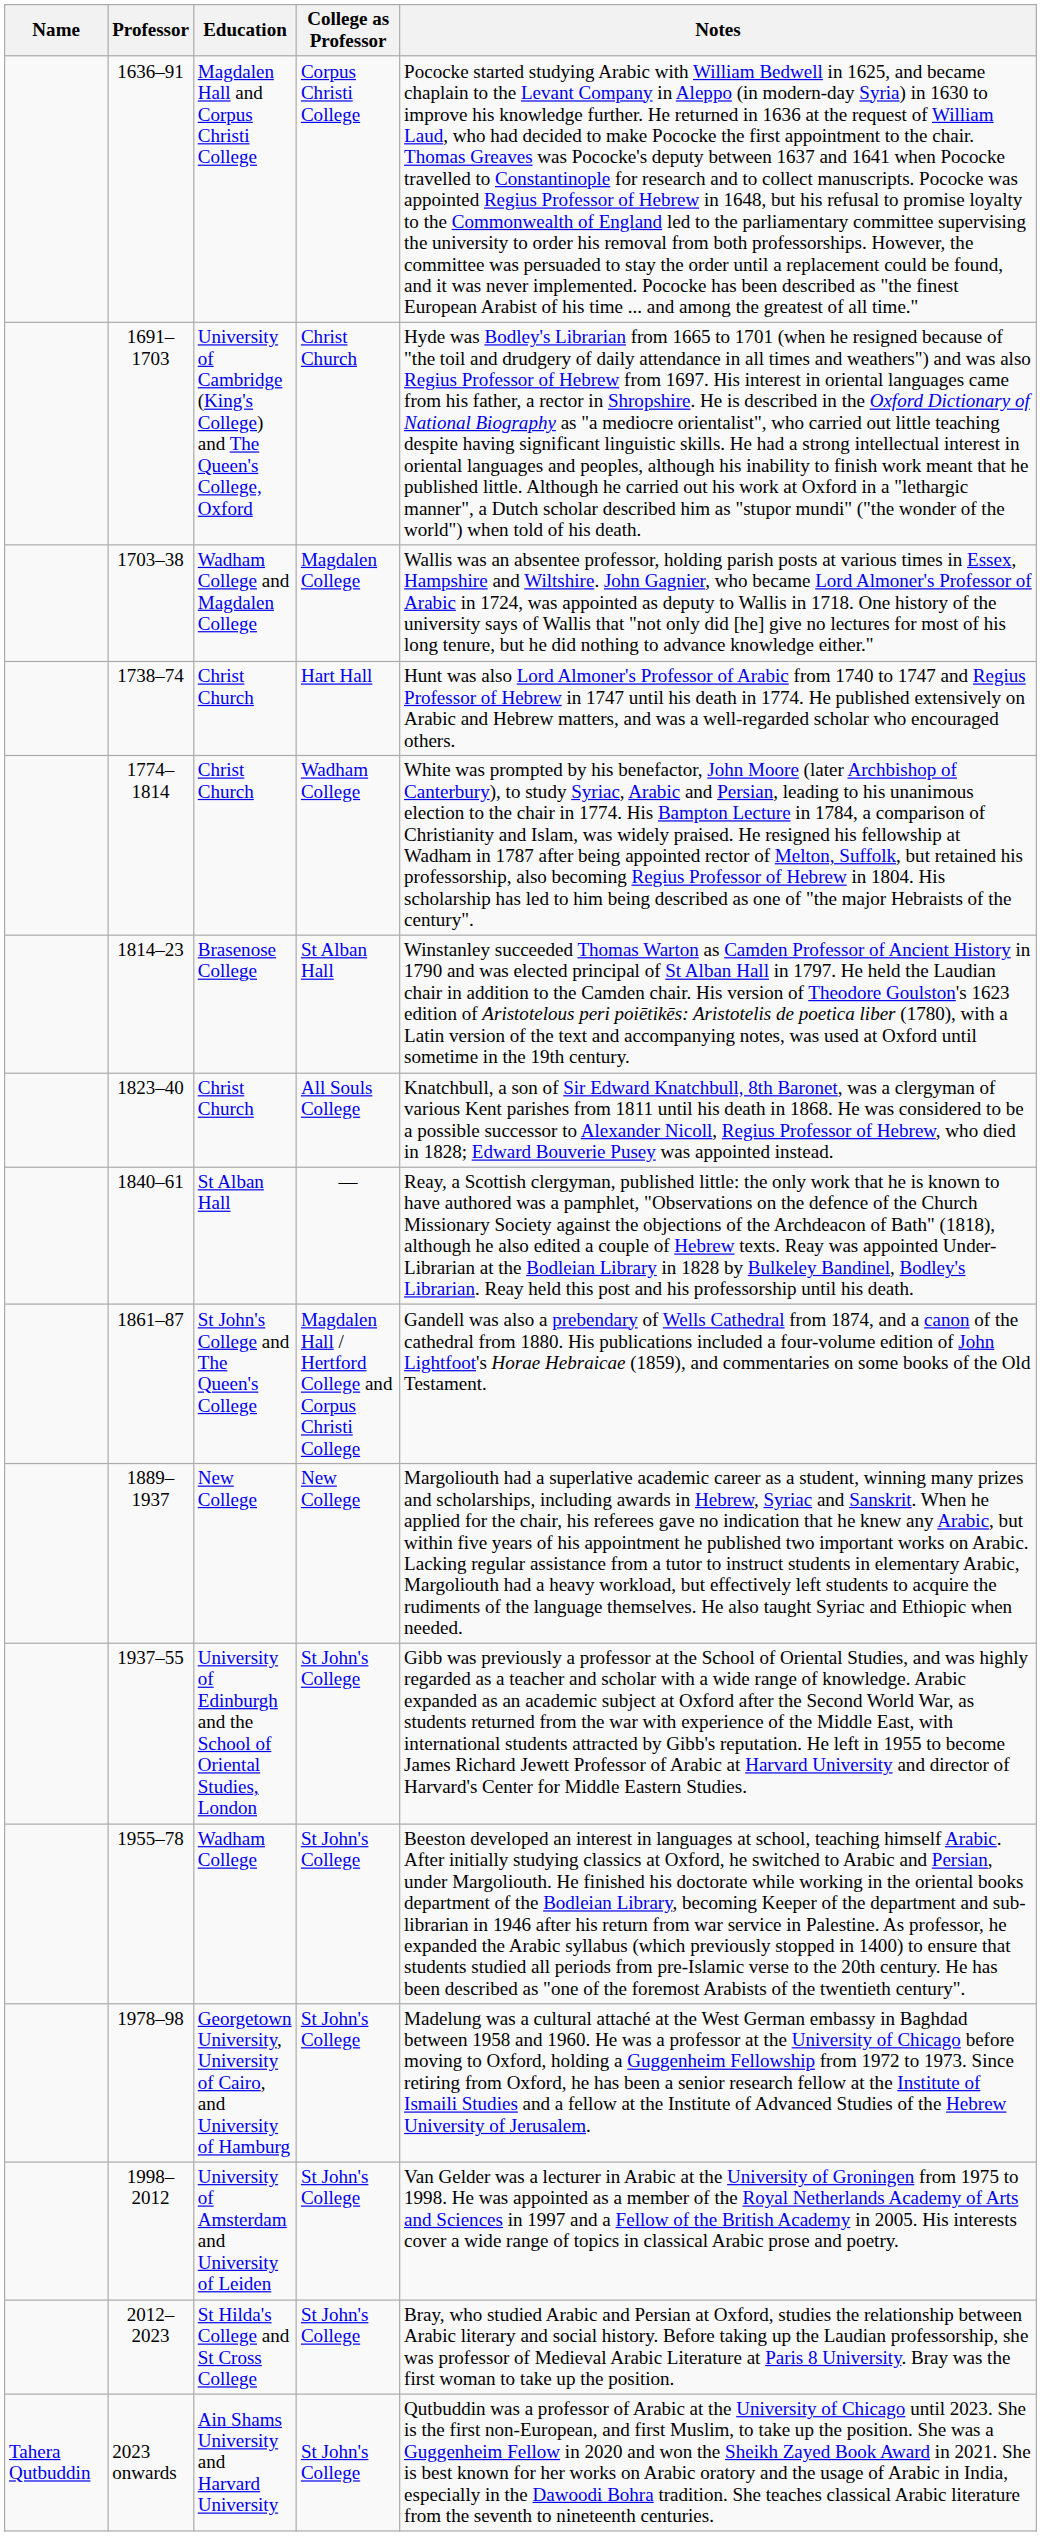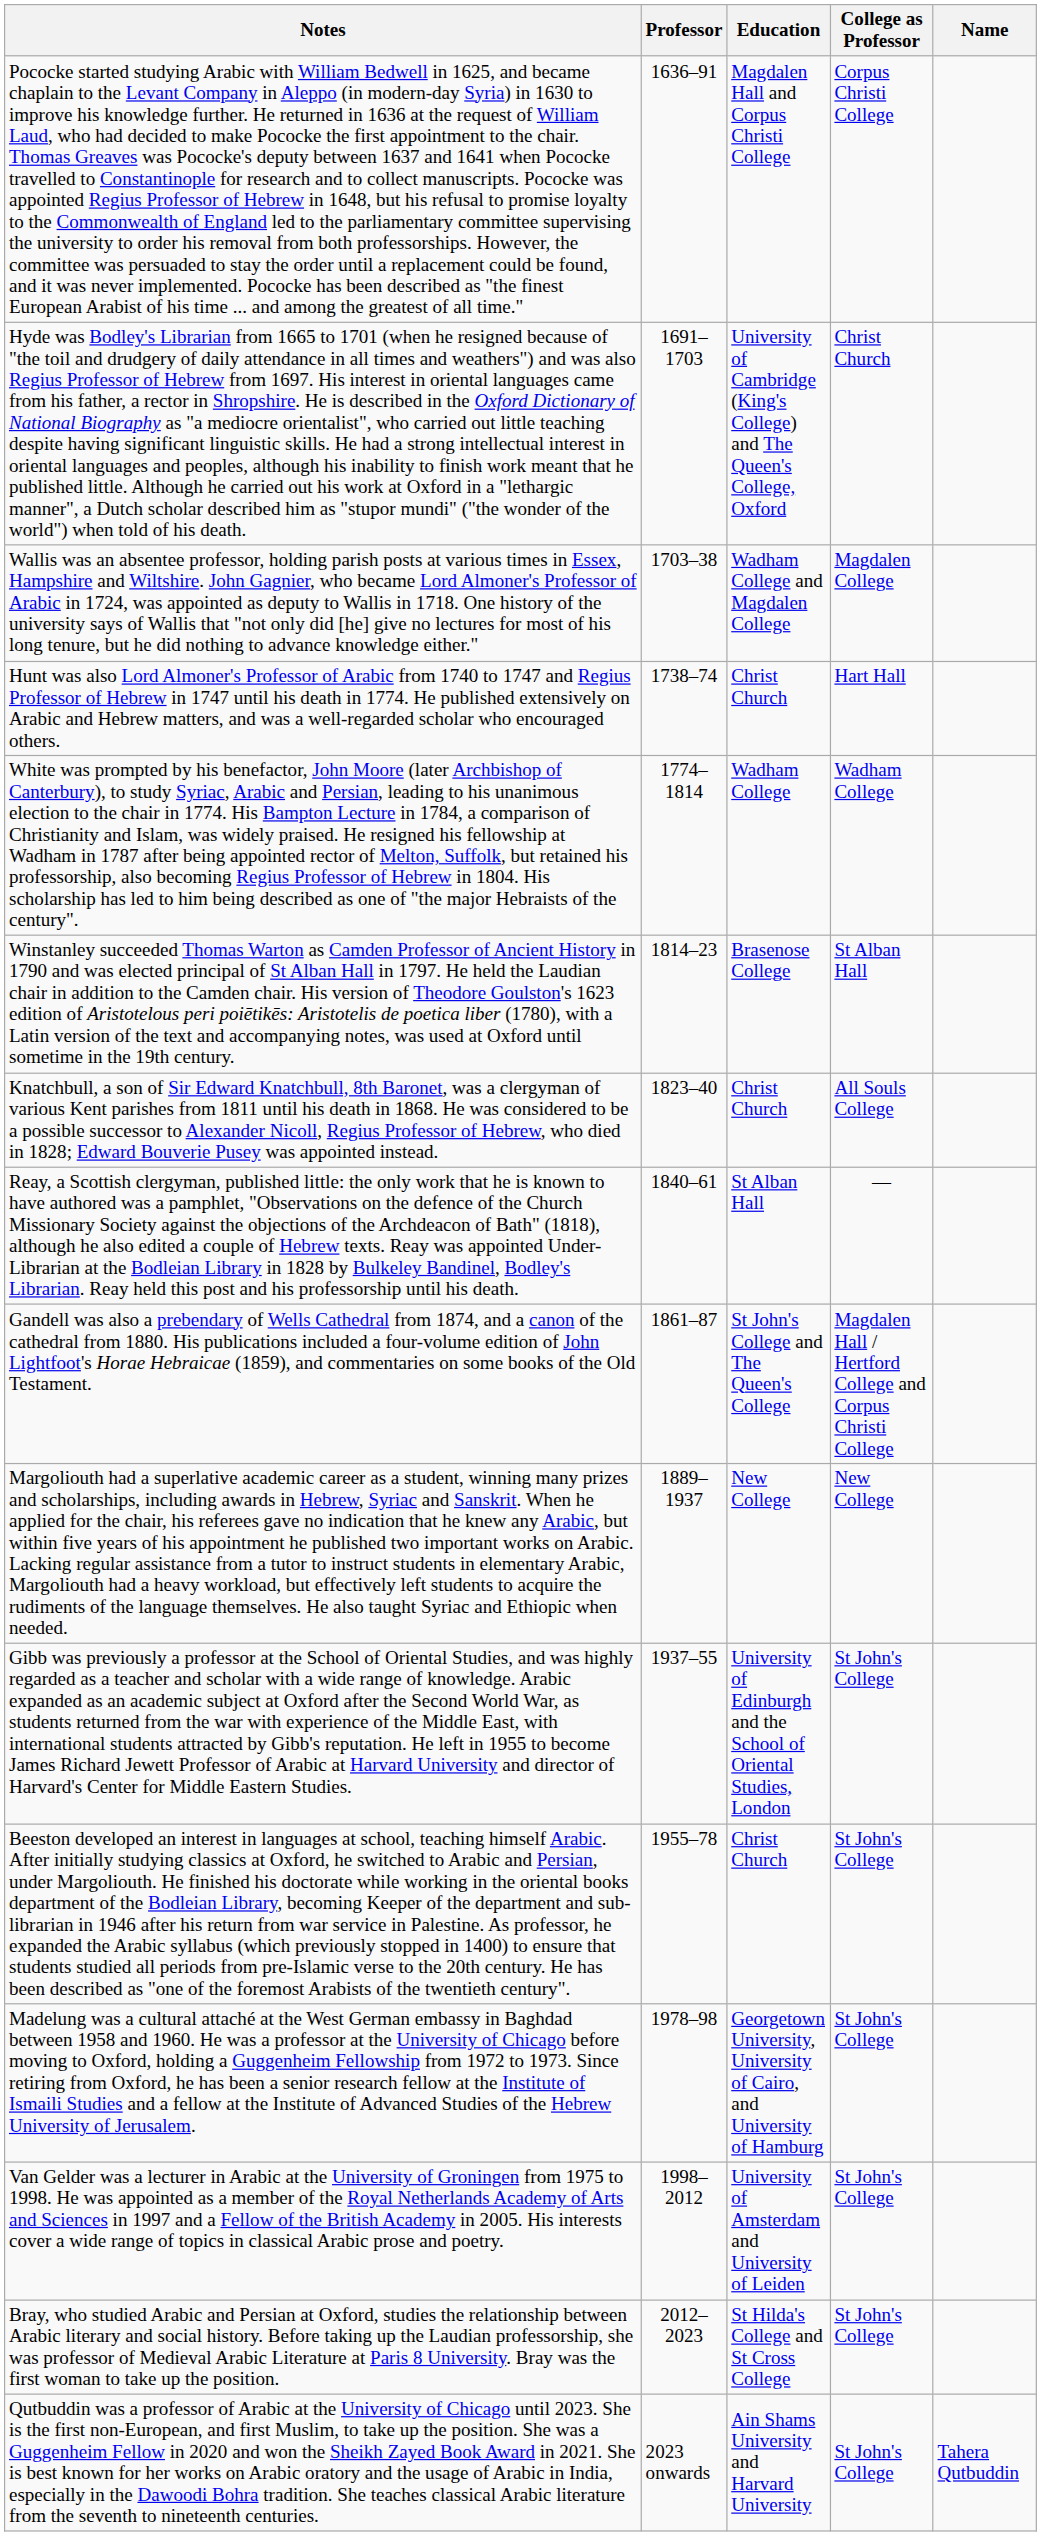columns swapped: (56, 30) <-> (718, 30)
(226, 781) Christ Church -> (765, 781) Wadham College
(231, 1849) Wadham College -> (759, 1849) Christ Church
